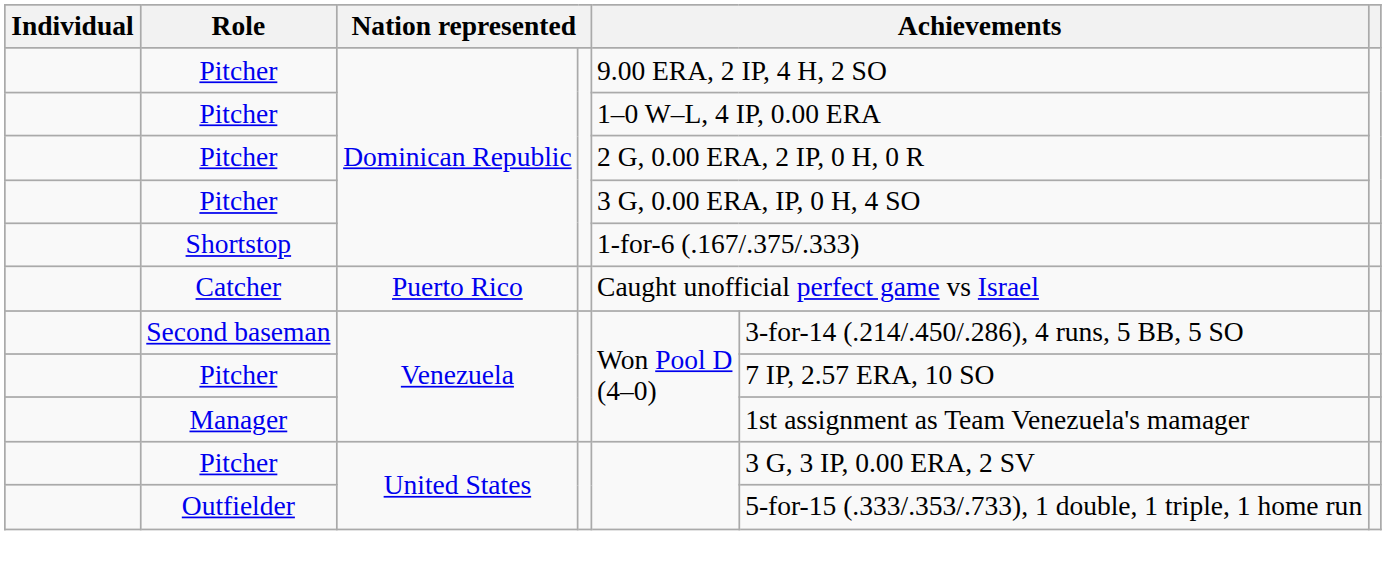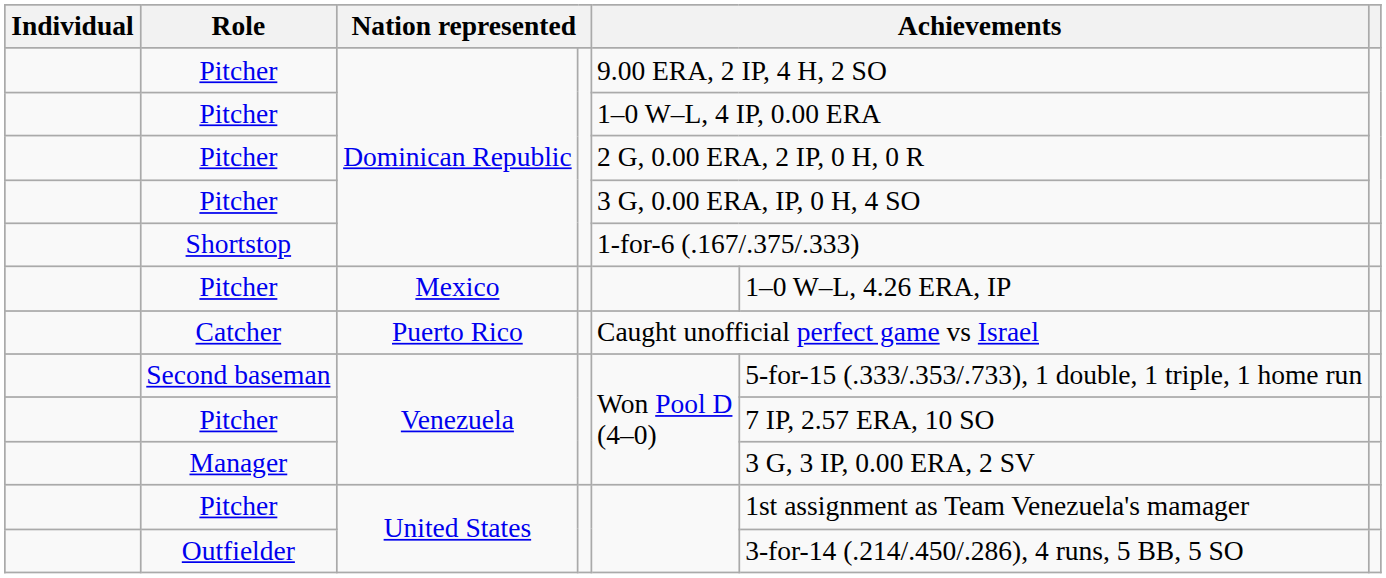+ row: (238, 288)
(994, 331) 3-for-14 (.214/.450/.286), 4 runs, 5 BB, 5 SO -> (1054, 375) 5-for-15 (.333/.353/.733), 1 double, 1 triple, 1 home run
(997, 419) 1st assignment as Team Venezuela's mamager -> (890, 462) 3 G, 3 IP, 0.00 ERA, 2 SV
(890, 462) 3 G, 3 IP, 0.00 ERA, 2 SV -> (997, 506) 1st assignment as Team Venezuela's mamager
(1054, 506) 5-for-15 (.333/.353/.733), 1 double, 1 triple, 1 home run -> (994, 550) 3-for-14 (.214/.450/.286), 4 runs, 5 BB, 5 SO
